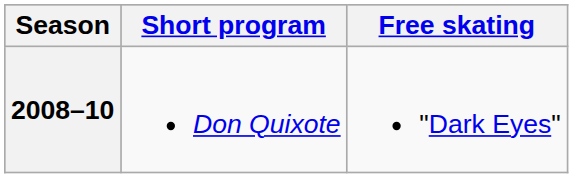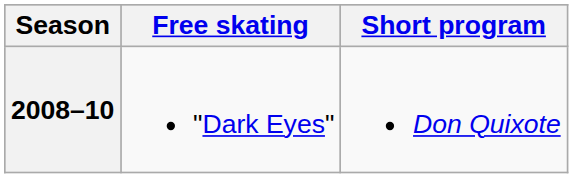columns swapped: (234, 25) <-> (457, 25)
